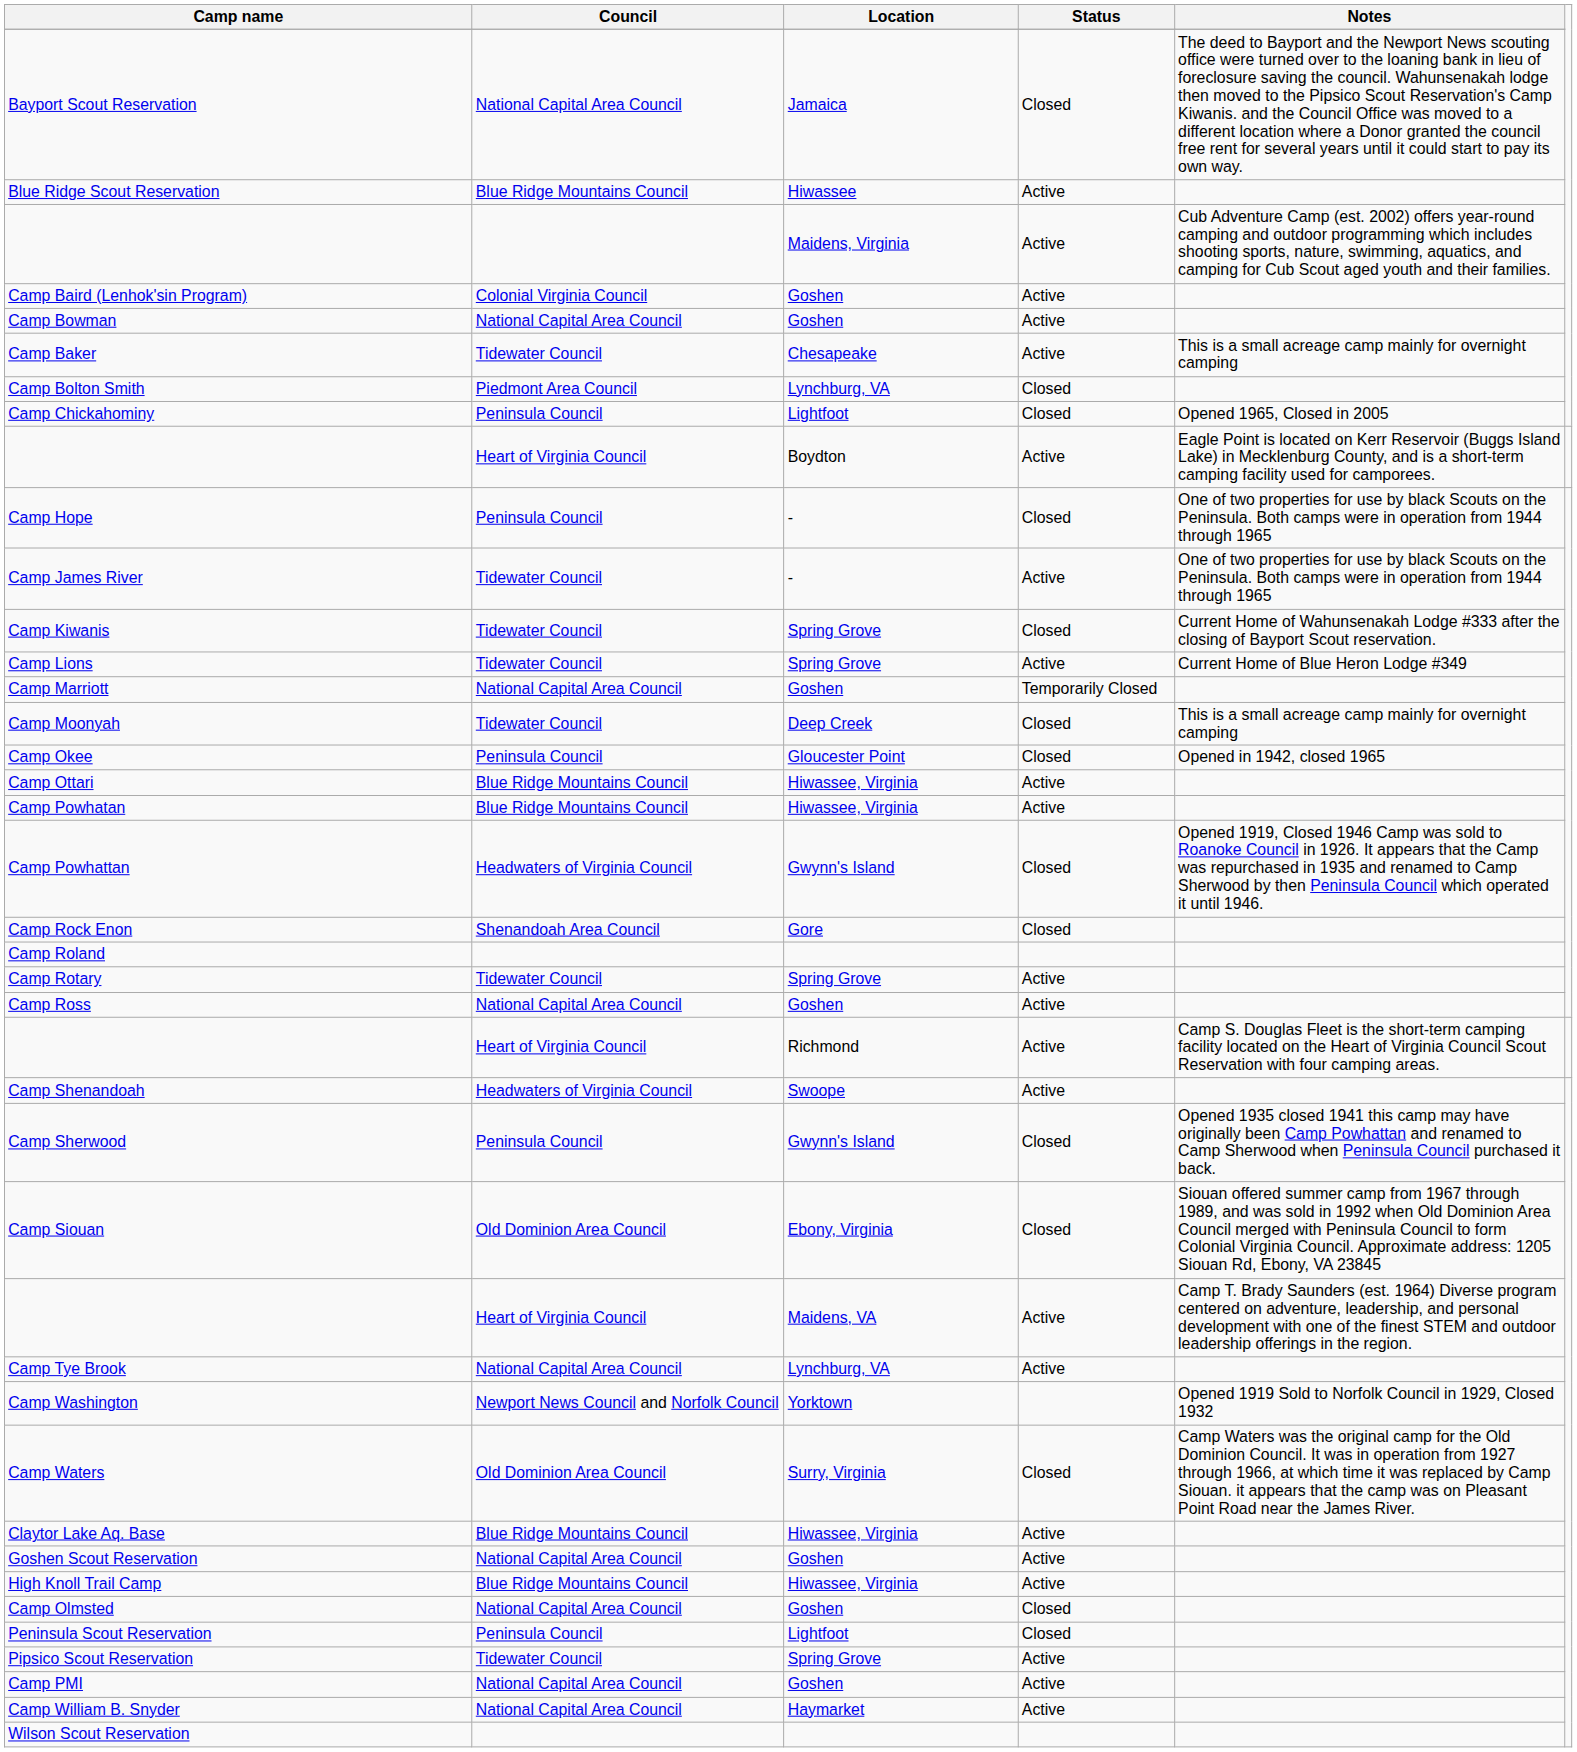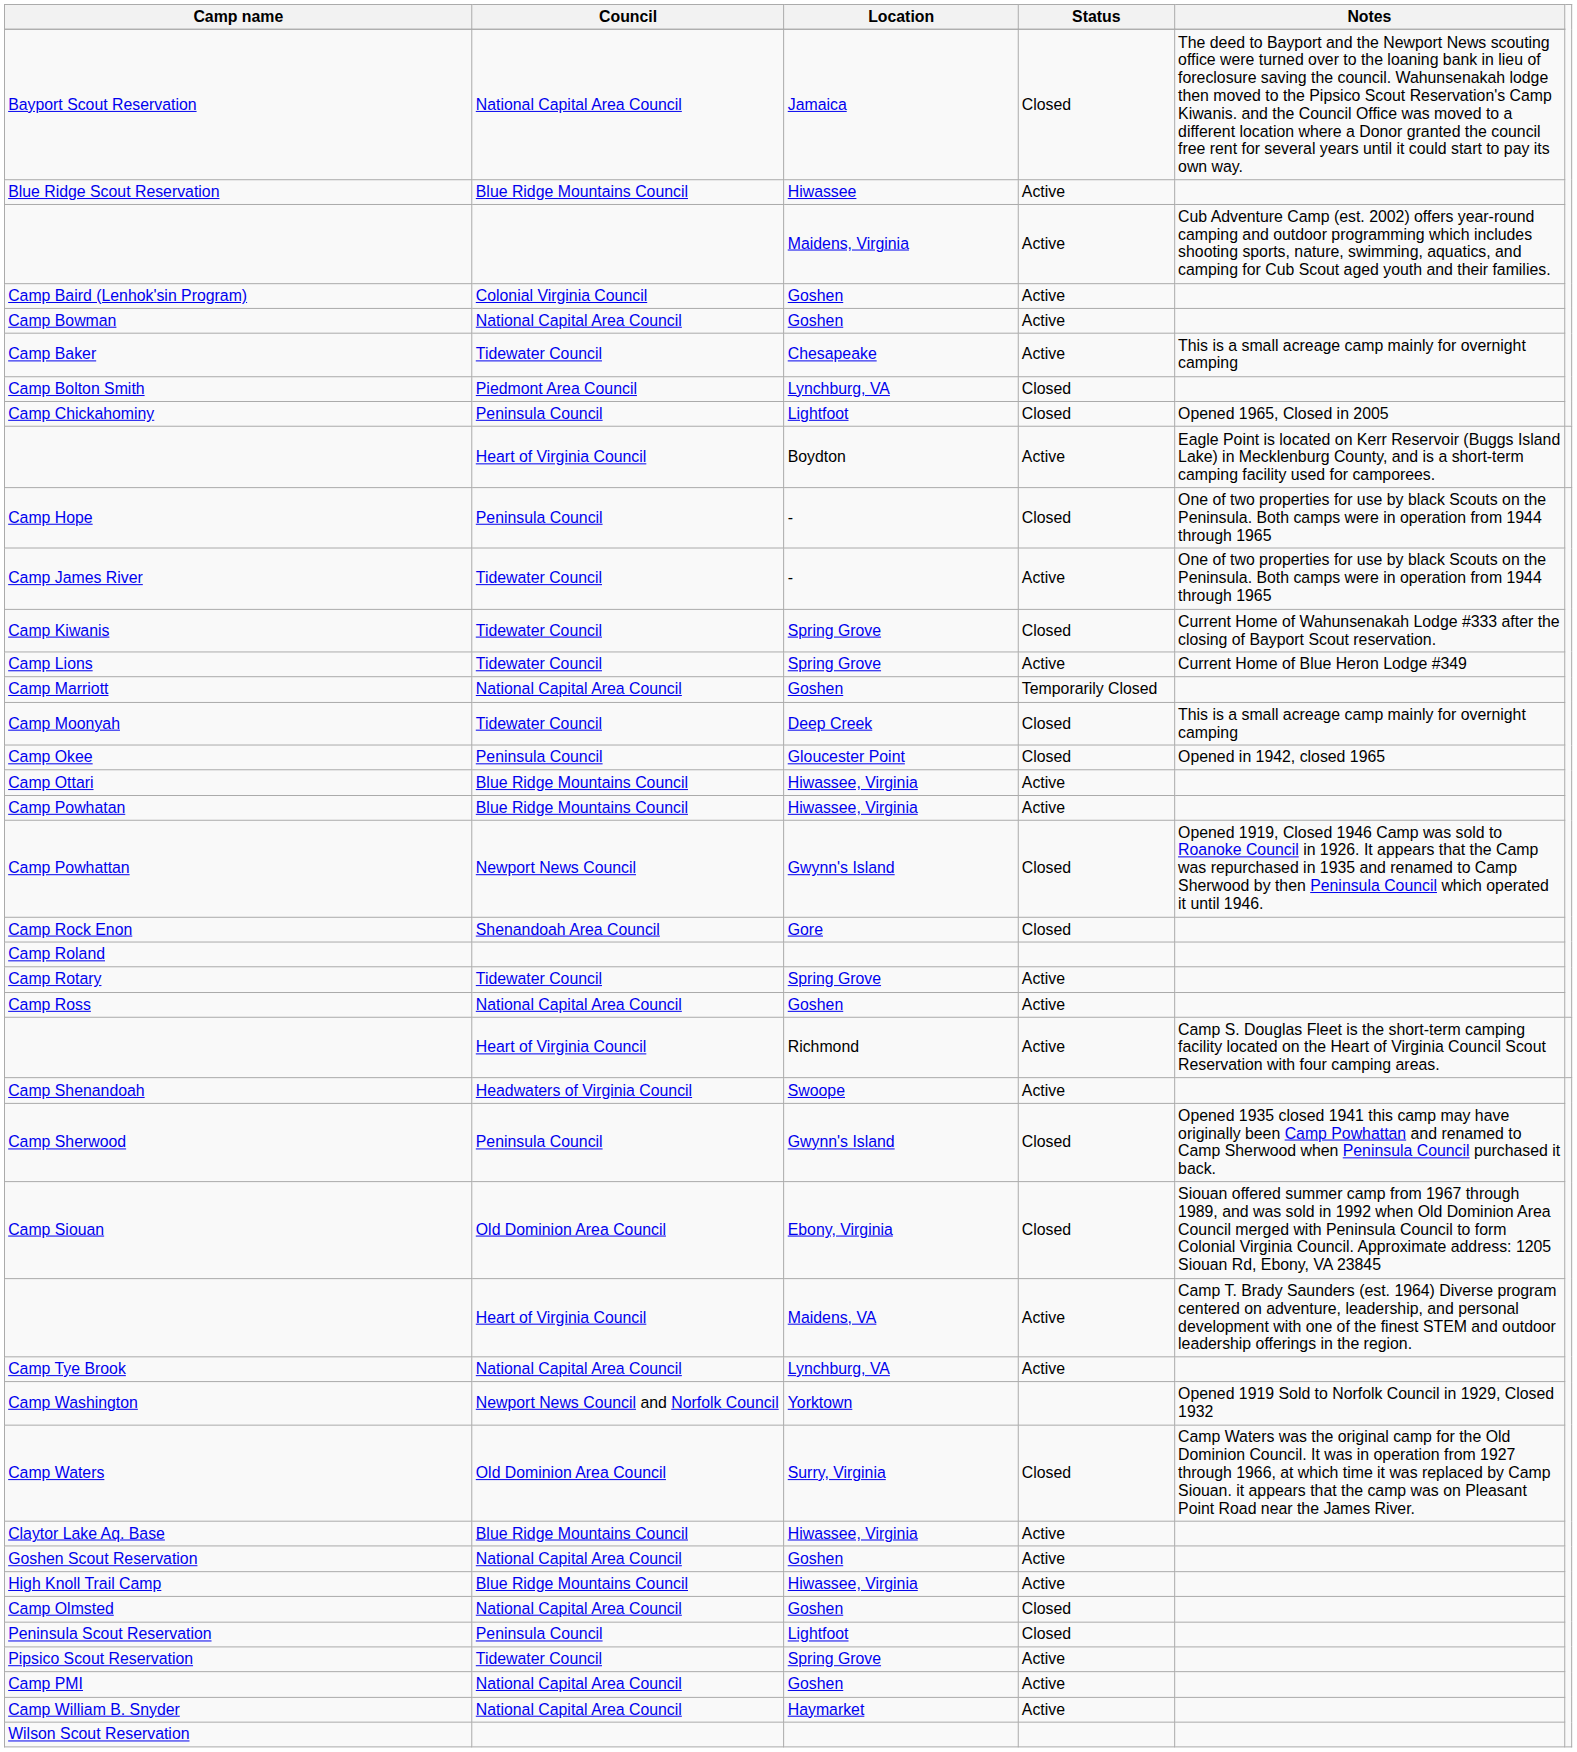(584, 868) Headwaters of Virginia Council -> (556, 868) Newport News Council
